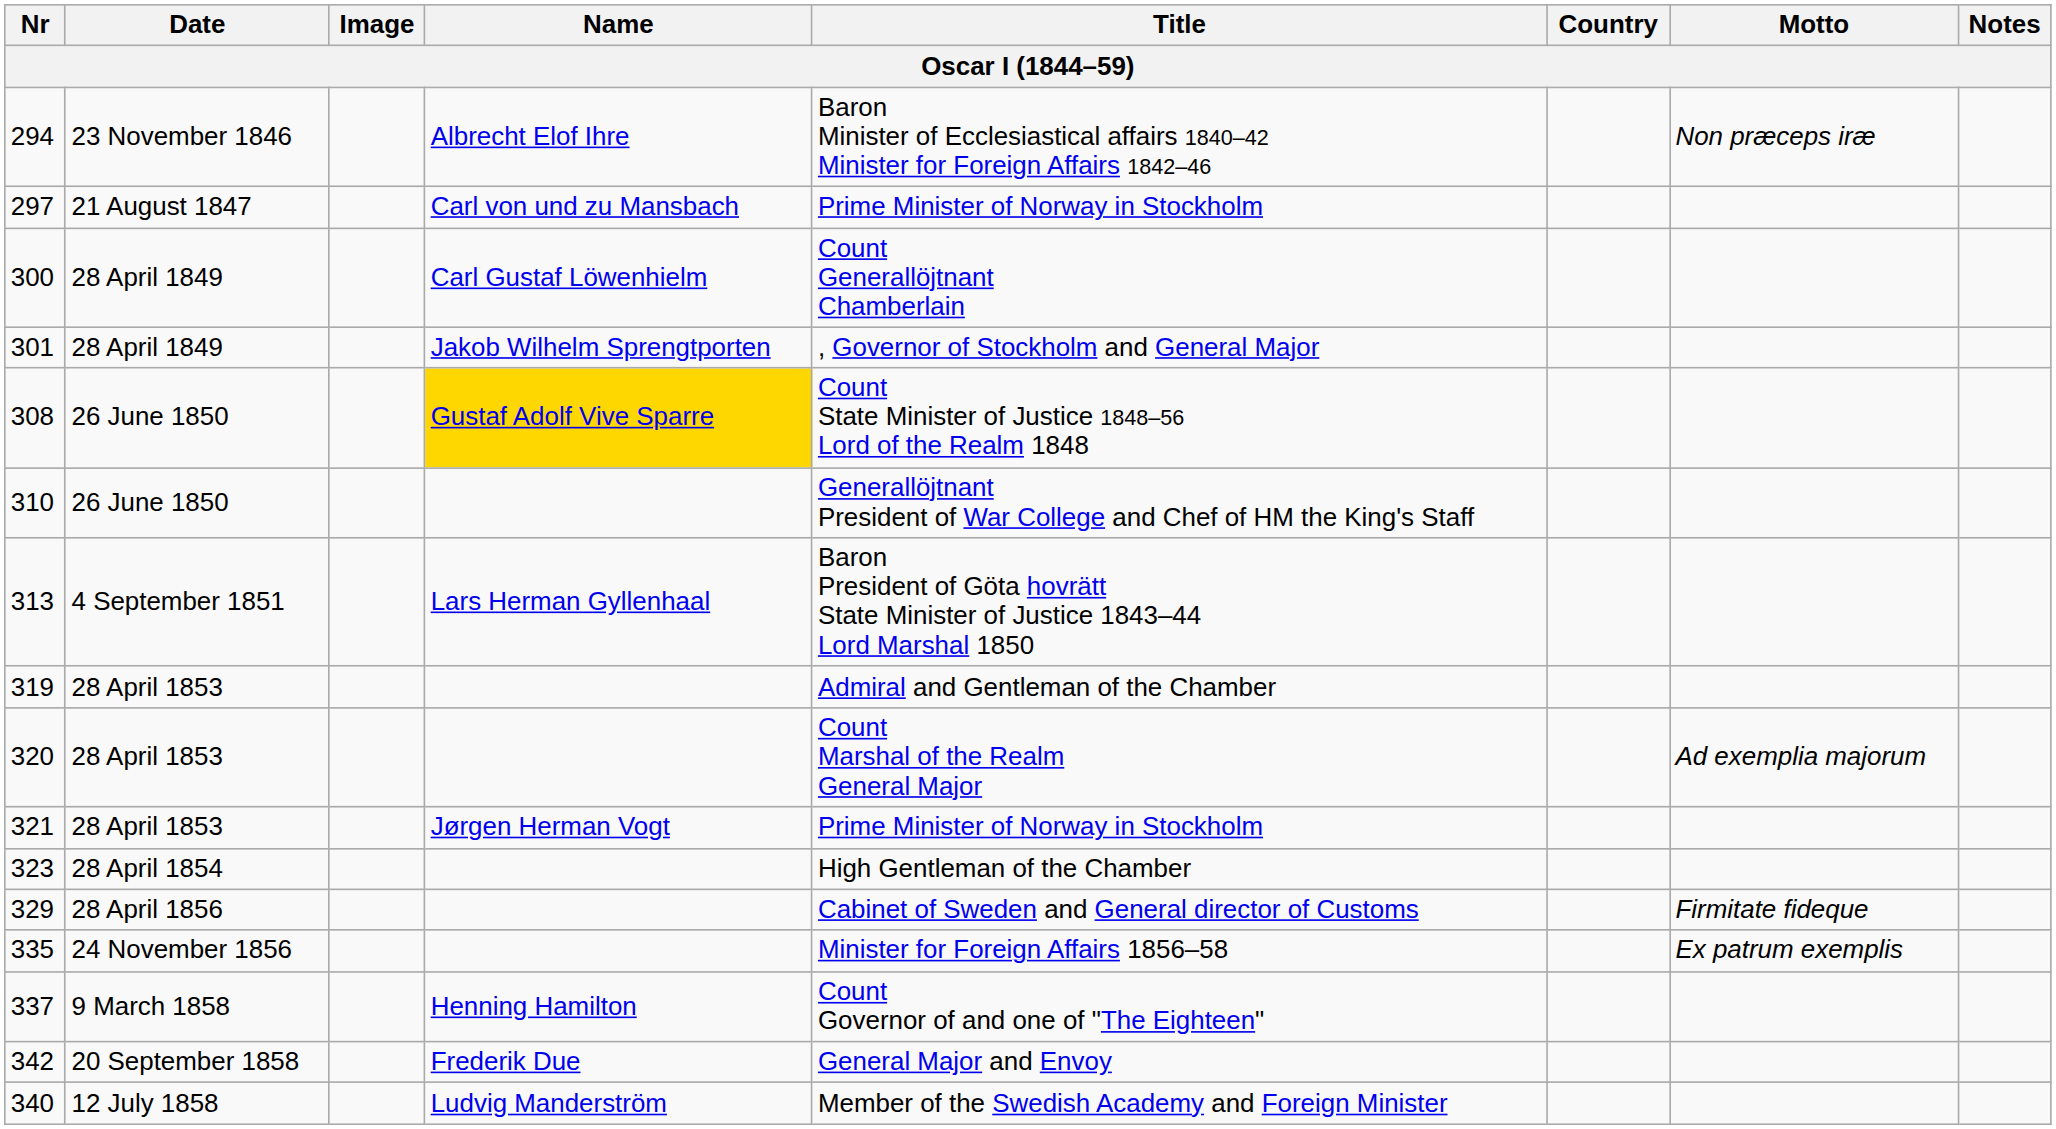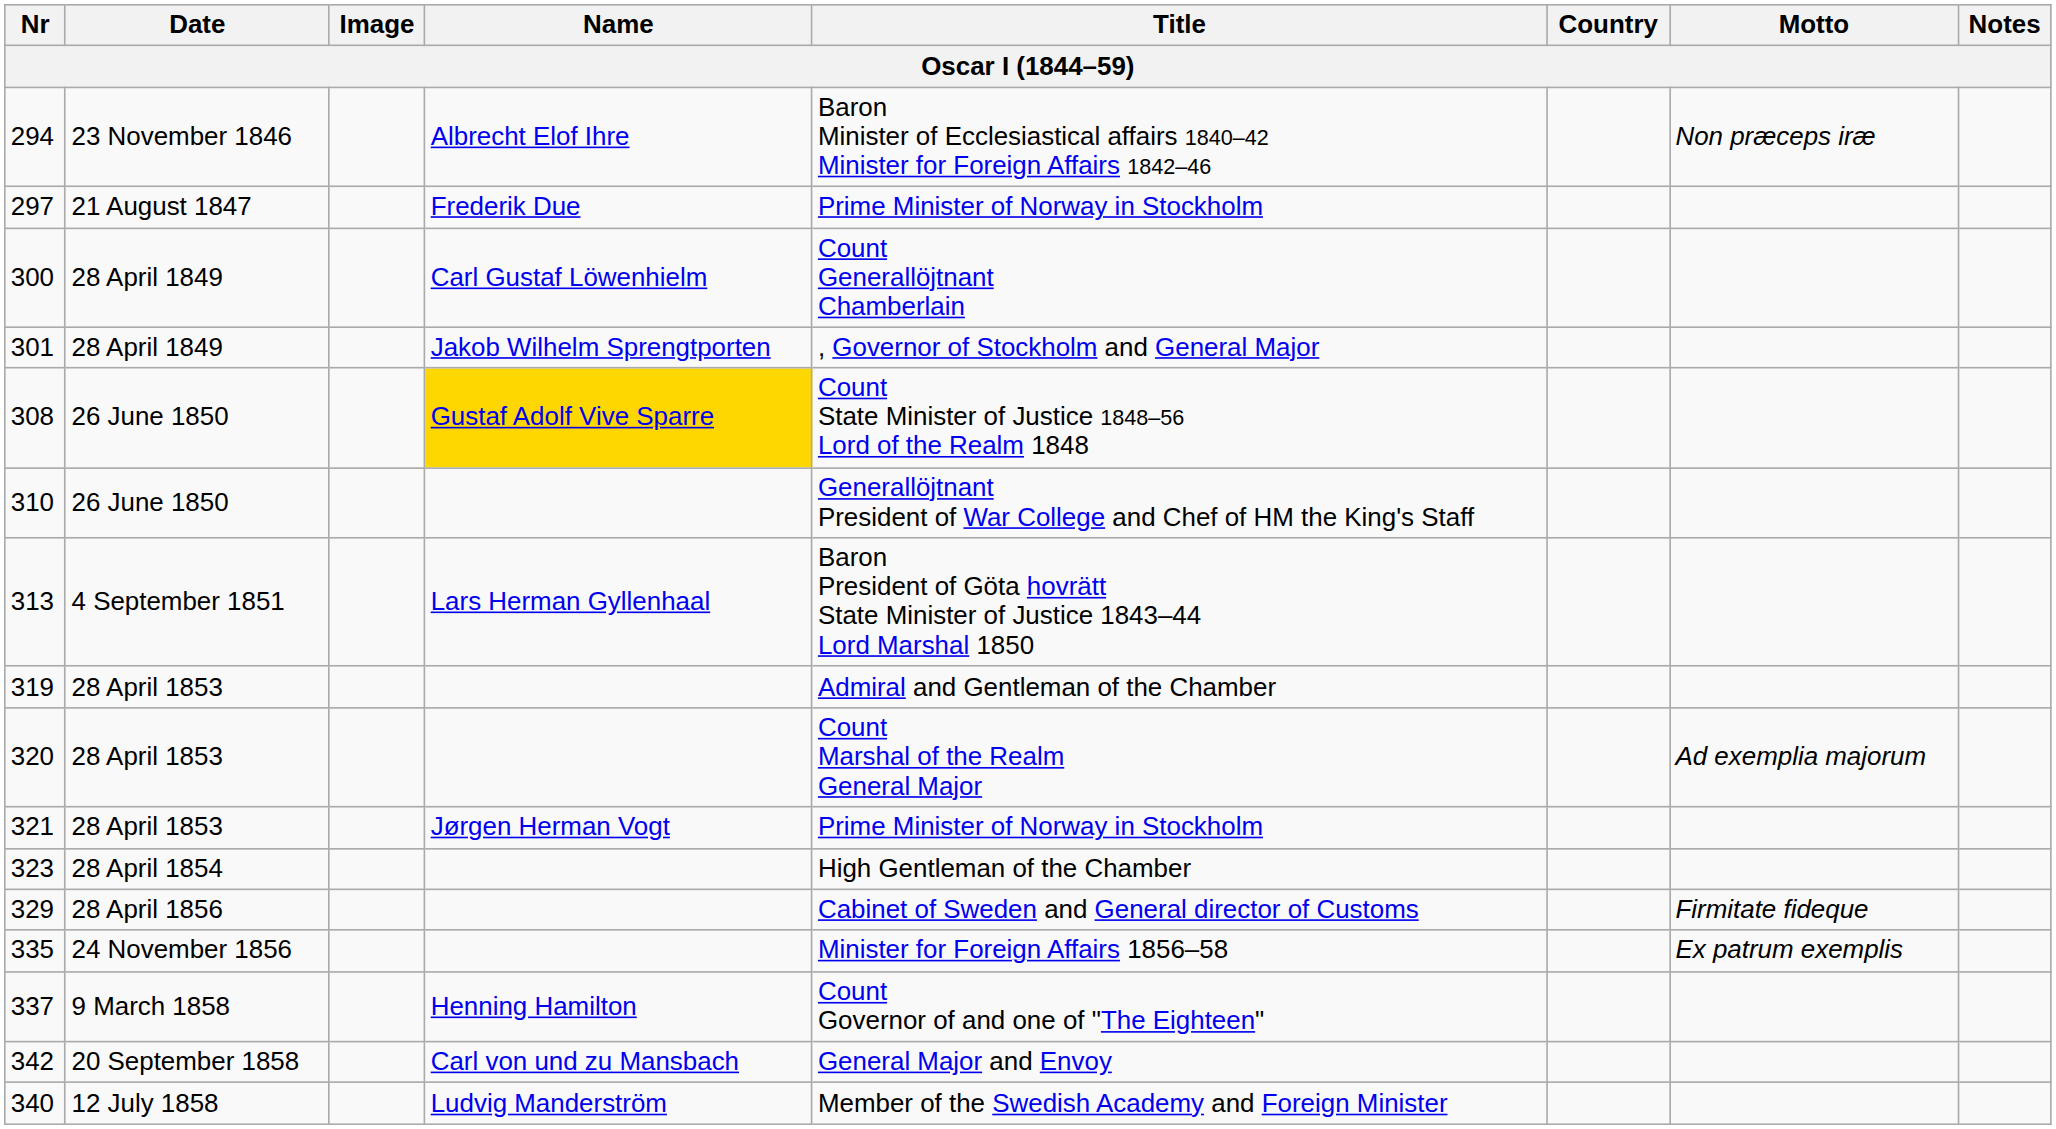(585, 206) Carl von und zu Mansbach -> (506, 206) Frederik Due
(506, 1061) Frederik Due -> (585, 1061) Carl von und zu Mansbach
